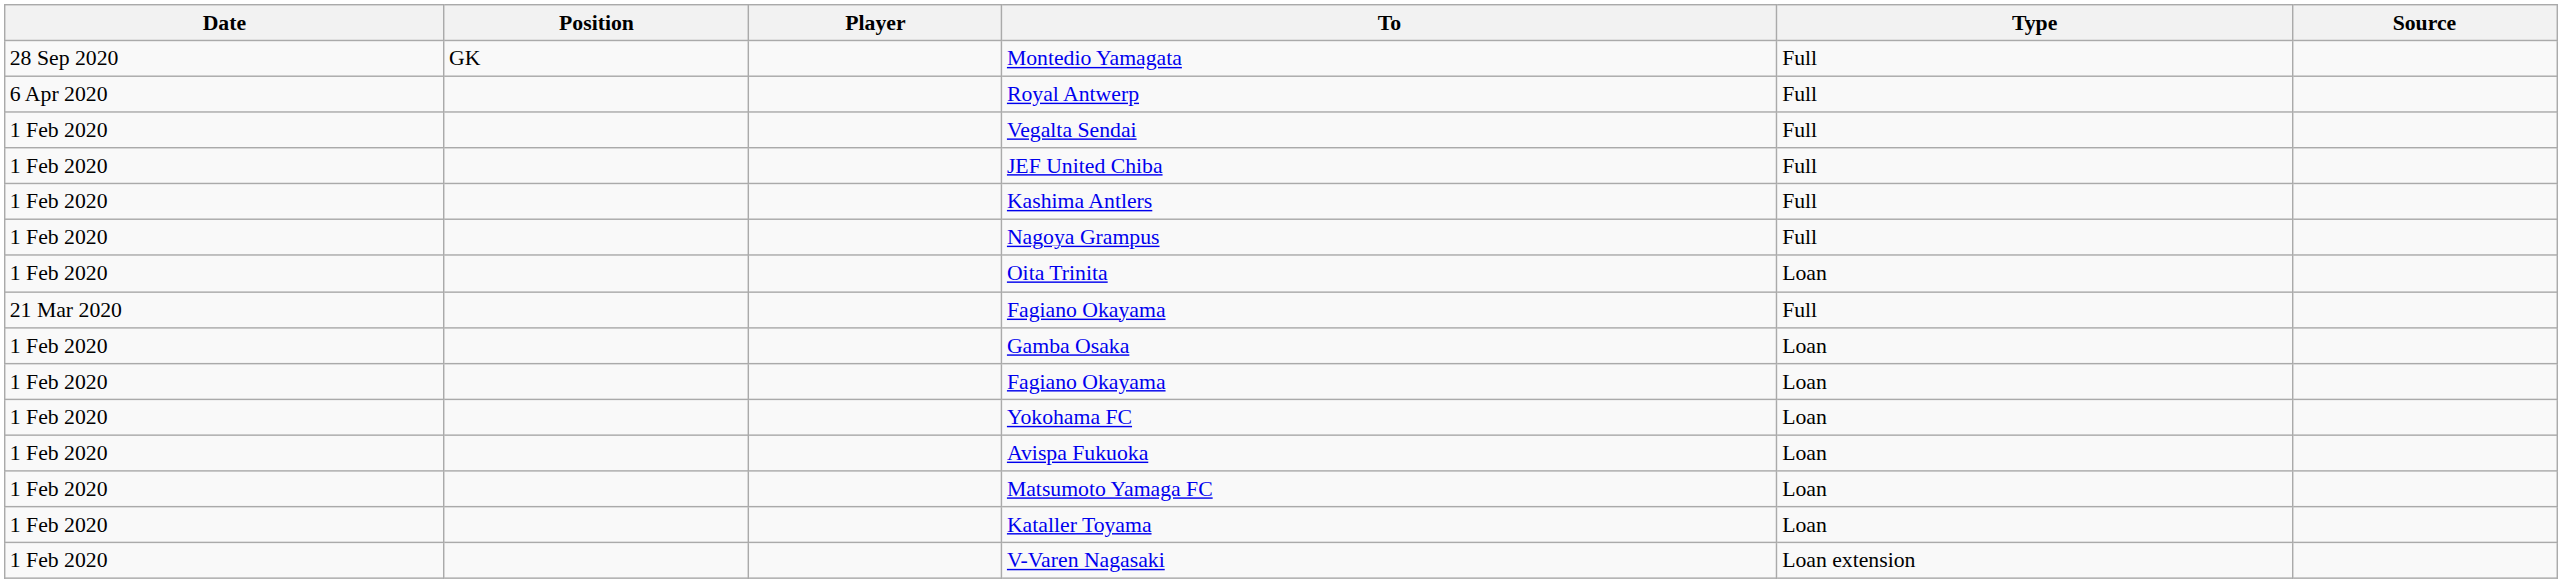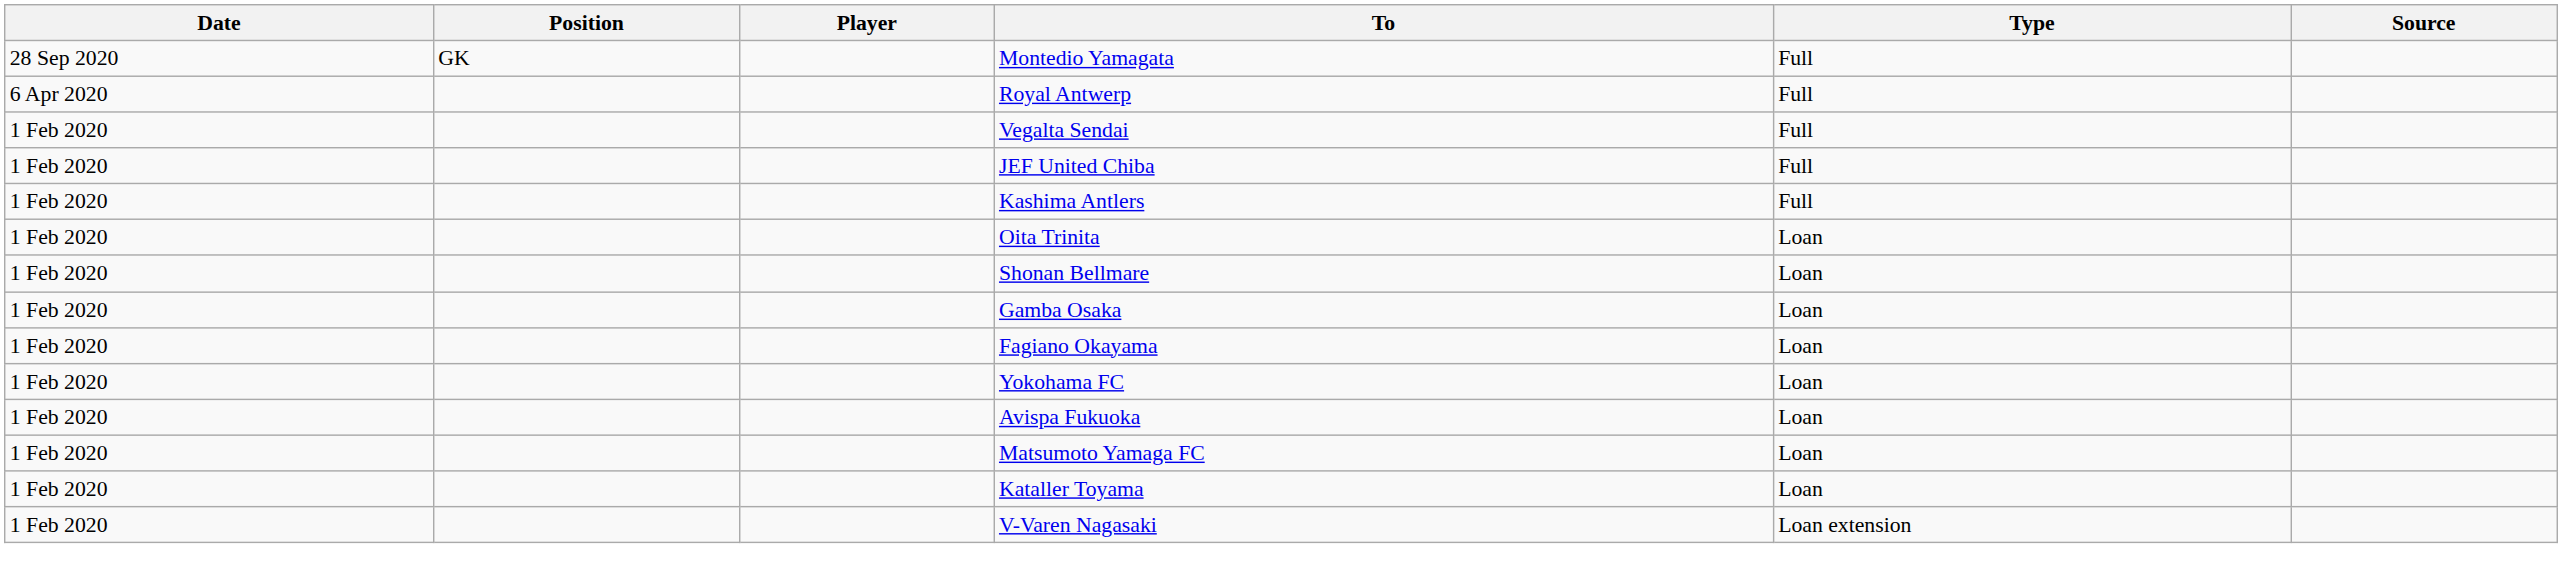- row: (59, 237)
+ row: (59, 273)
- row: (66, 309)
